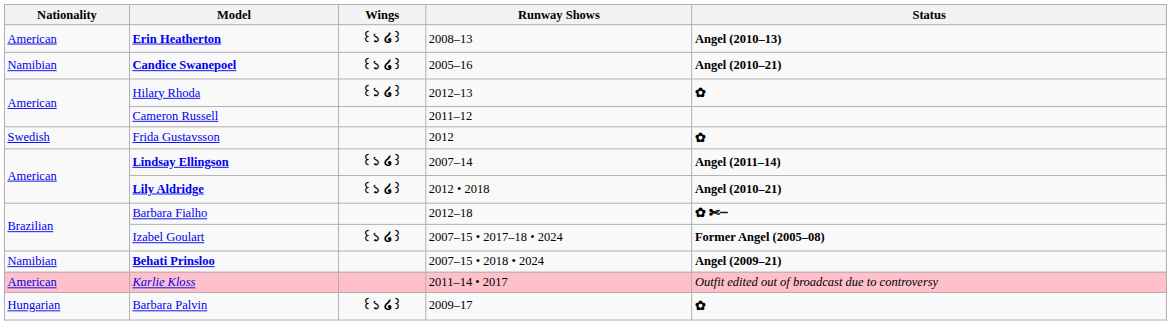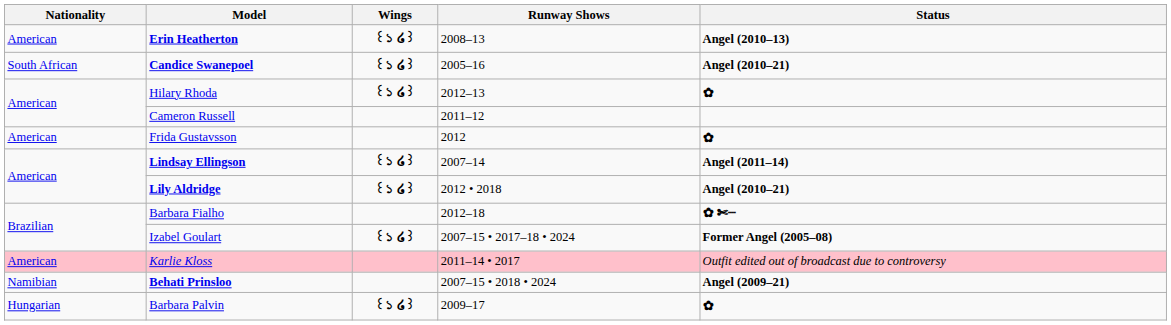(32, 65) Namibian -> (42, 65) South African
(29, 137) Swedish -> (32, 137) American
rows swapped: (174, 261) <-> (164, 281)
